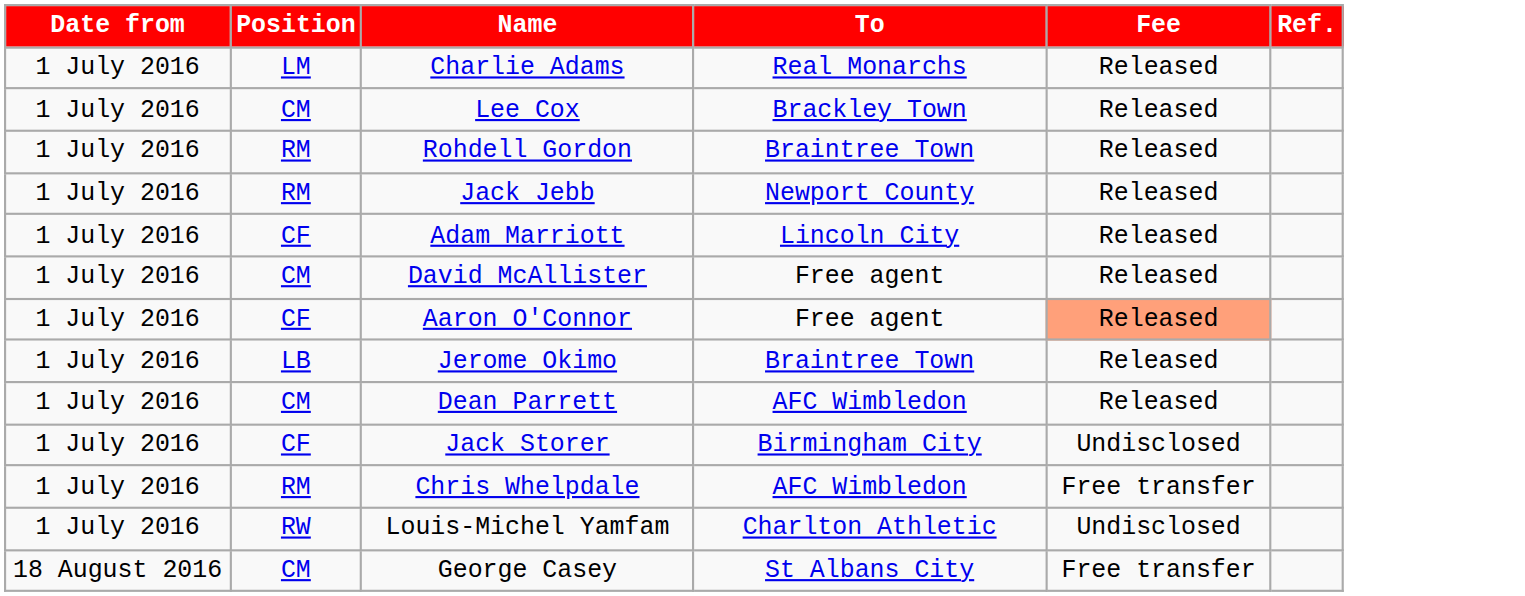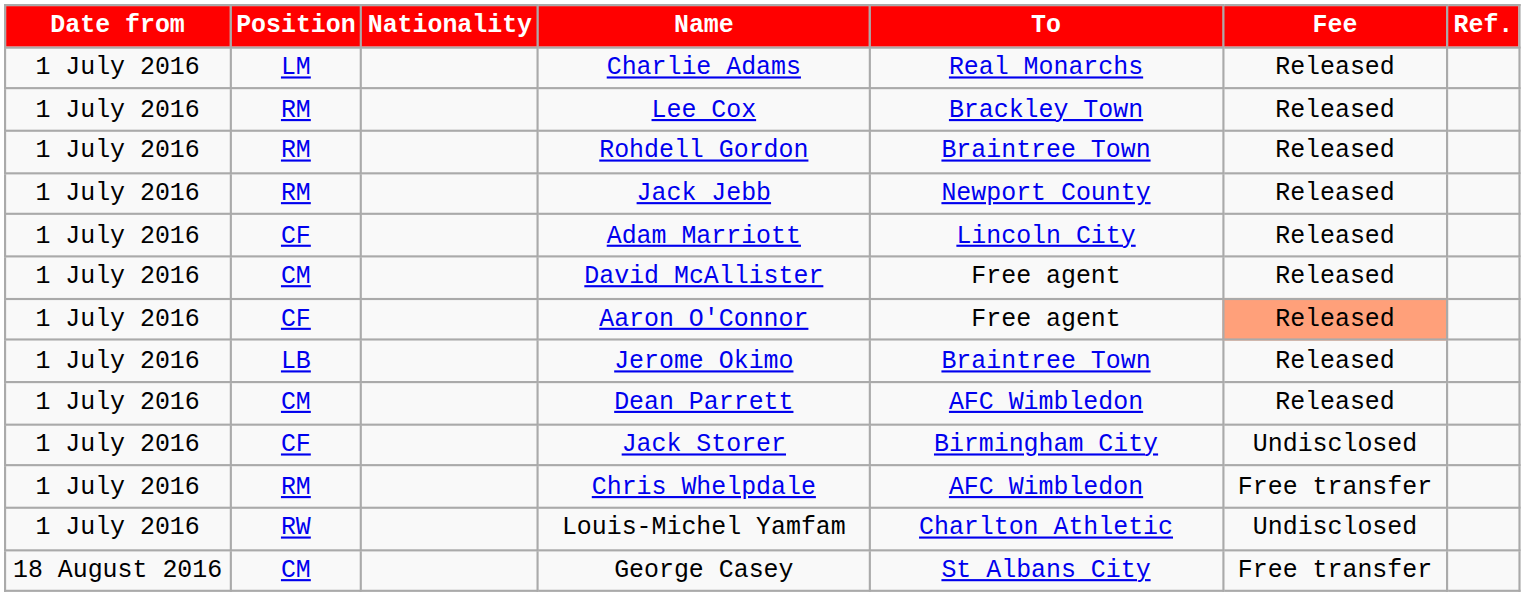+ column: (450, 26)
(296, 109) CM -> (296, 109) RM
